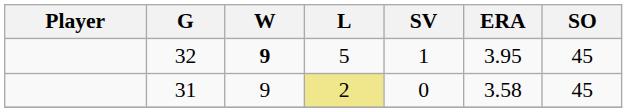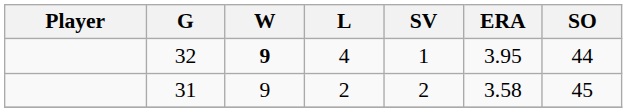(344, 55) 5 -> (344, 55) 4
(582, 55) 45 -> (582, 55) 44
(344, 90) khaki background -> (344, 90) no background
(424, 90) 0 -> (424, 90) 2
